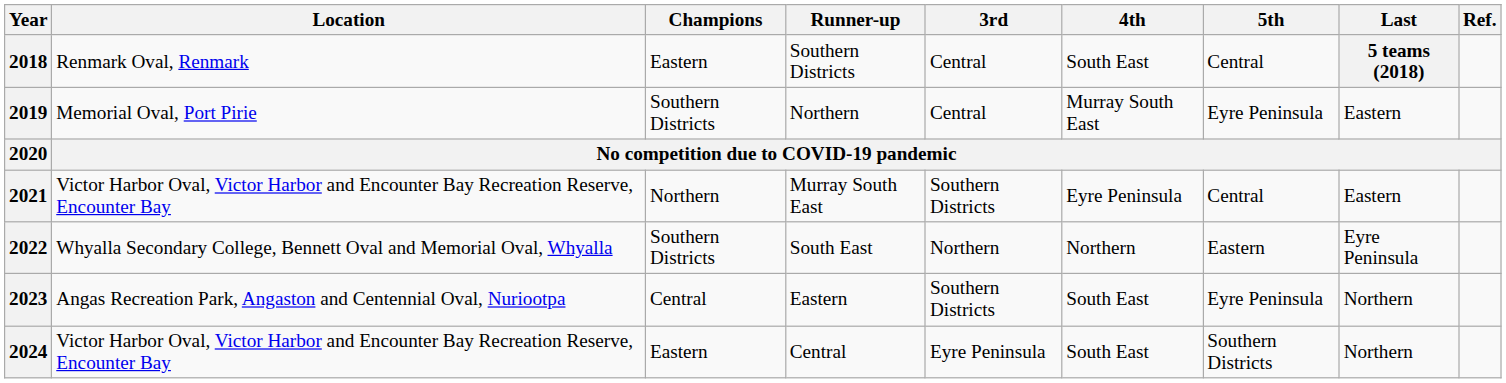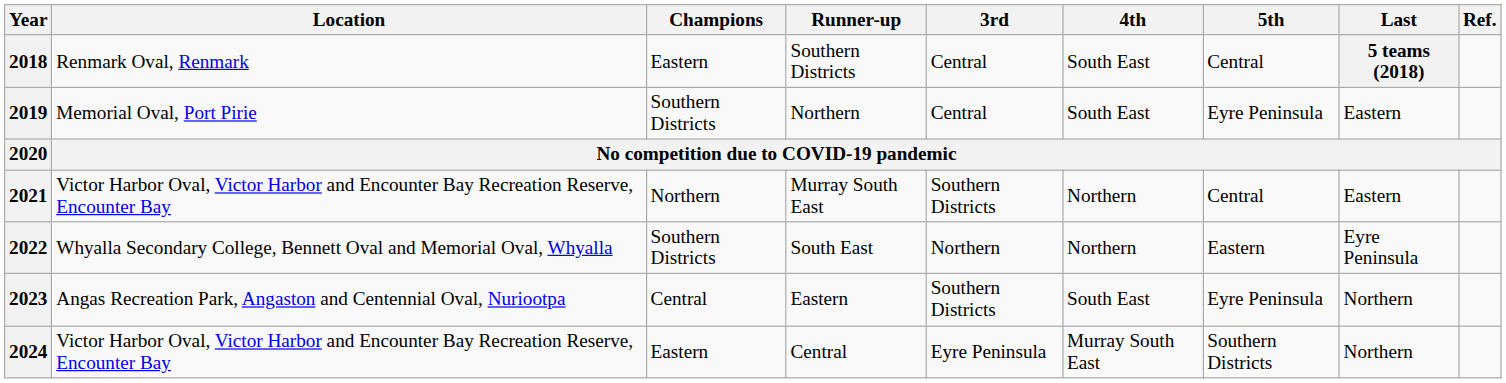(1120, 113) Murray South East -> (1108, 113) South East
(1124, 195) Eyre Peninsula -> (1102, 195) Northern
(1108, 351) South East -> (1121, 351) Murray South East
